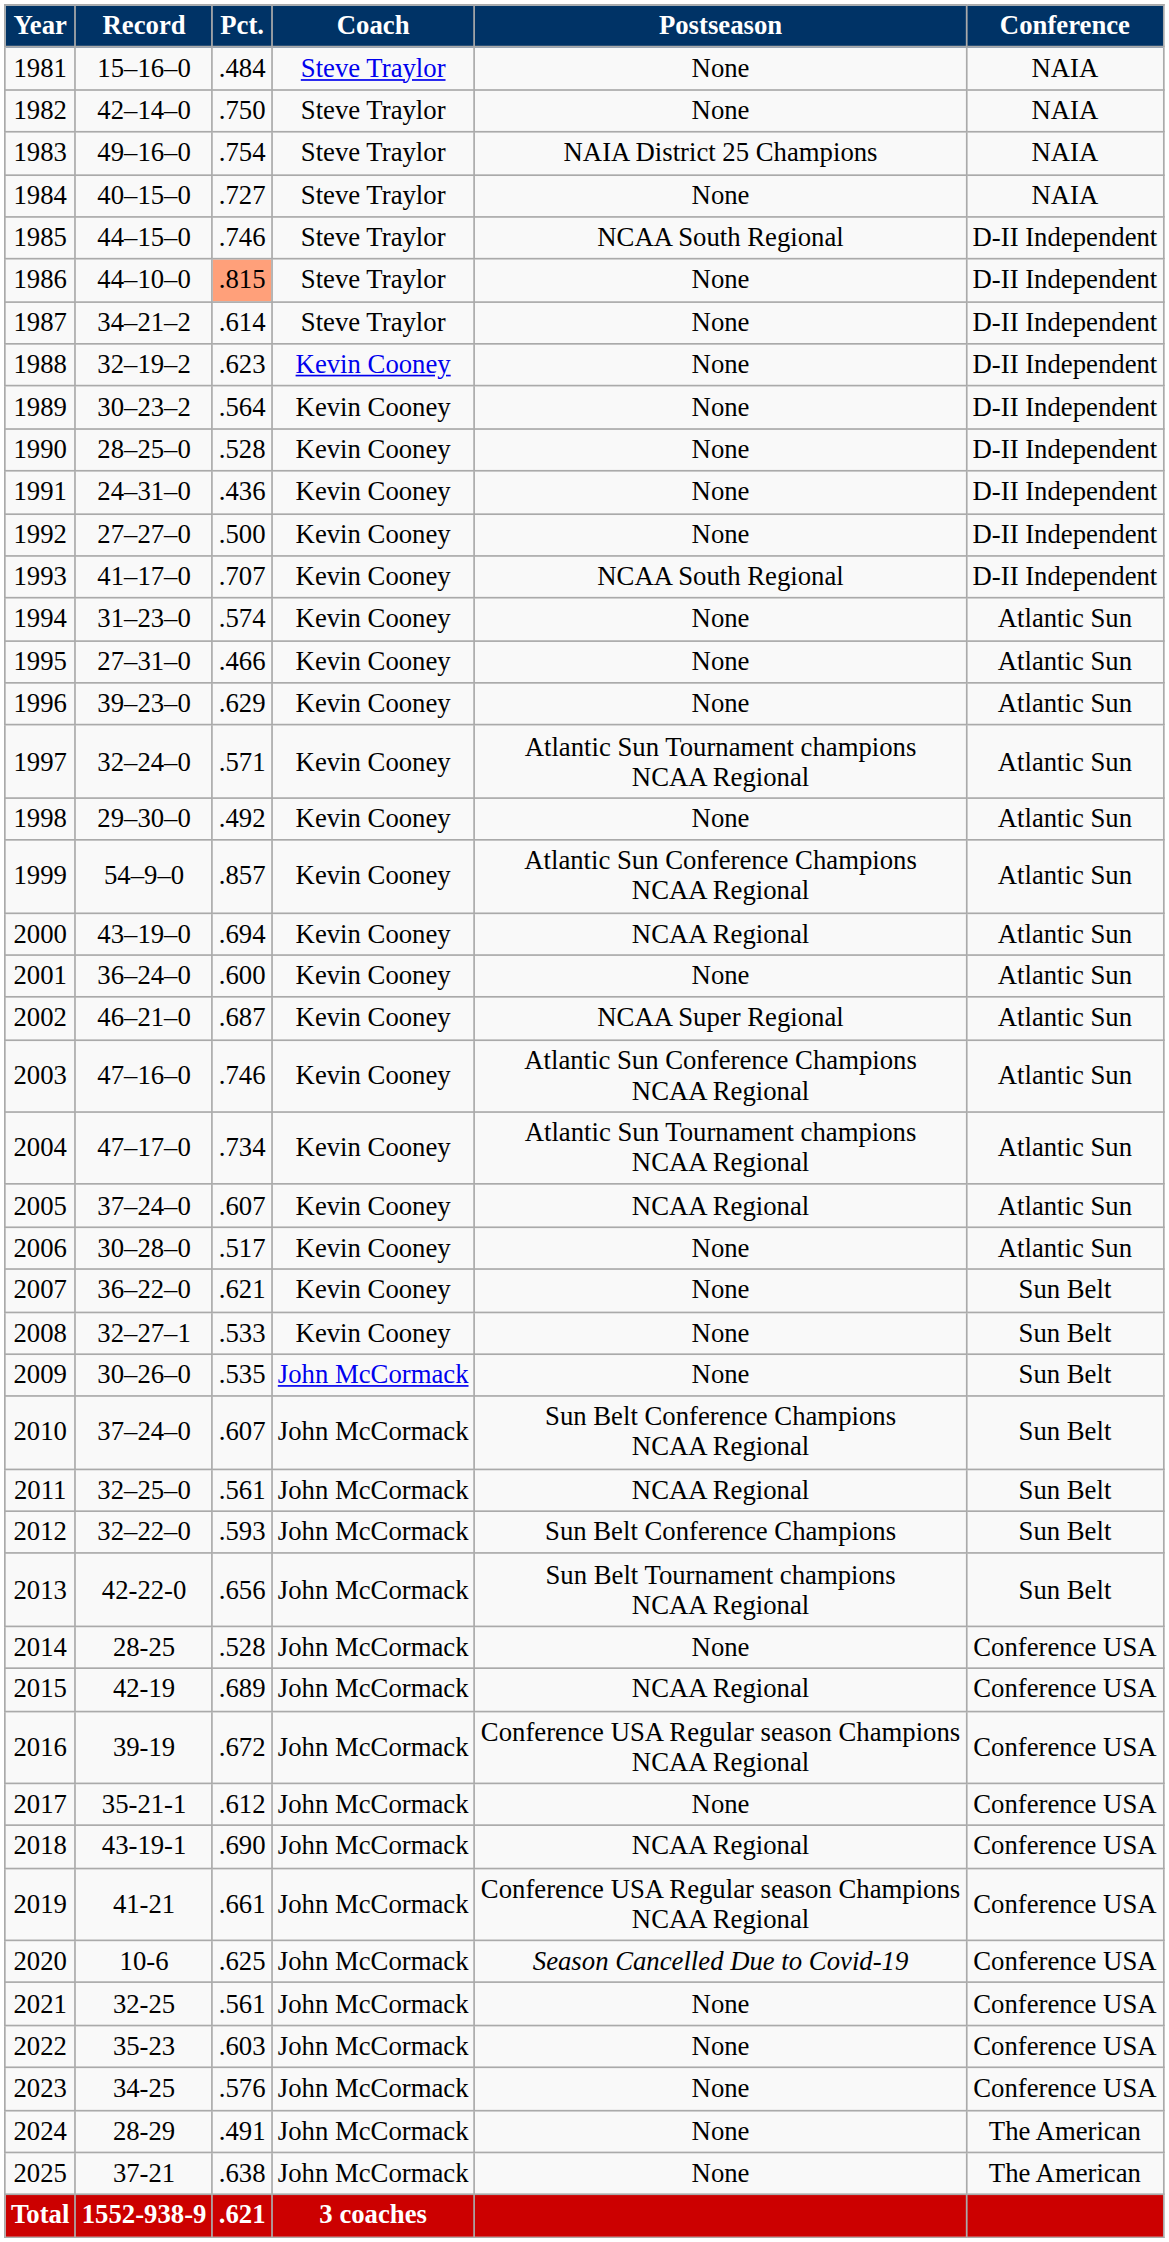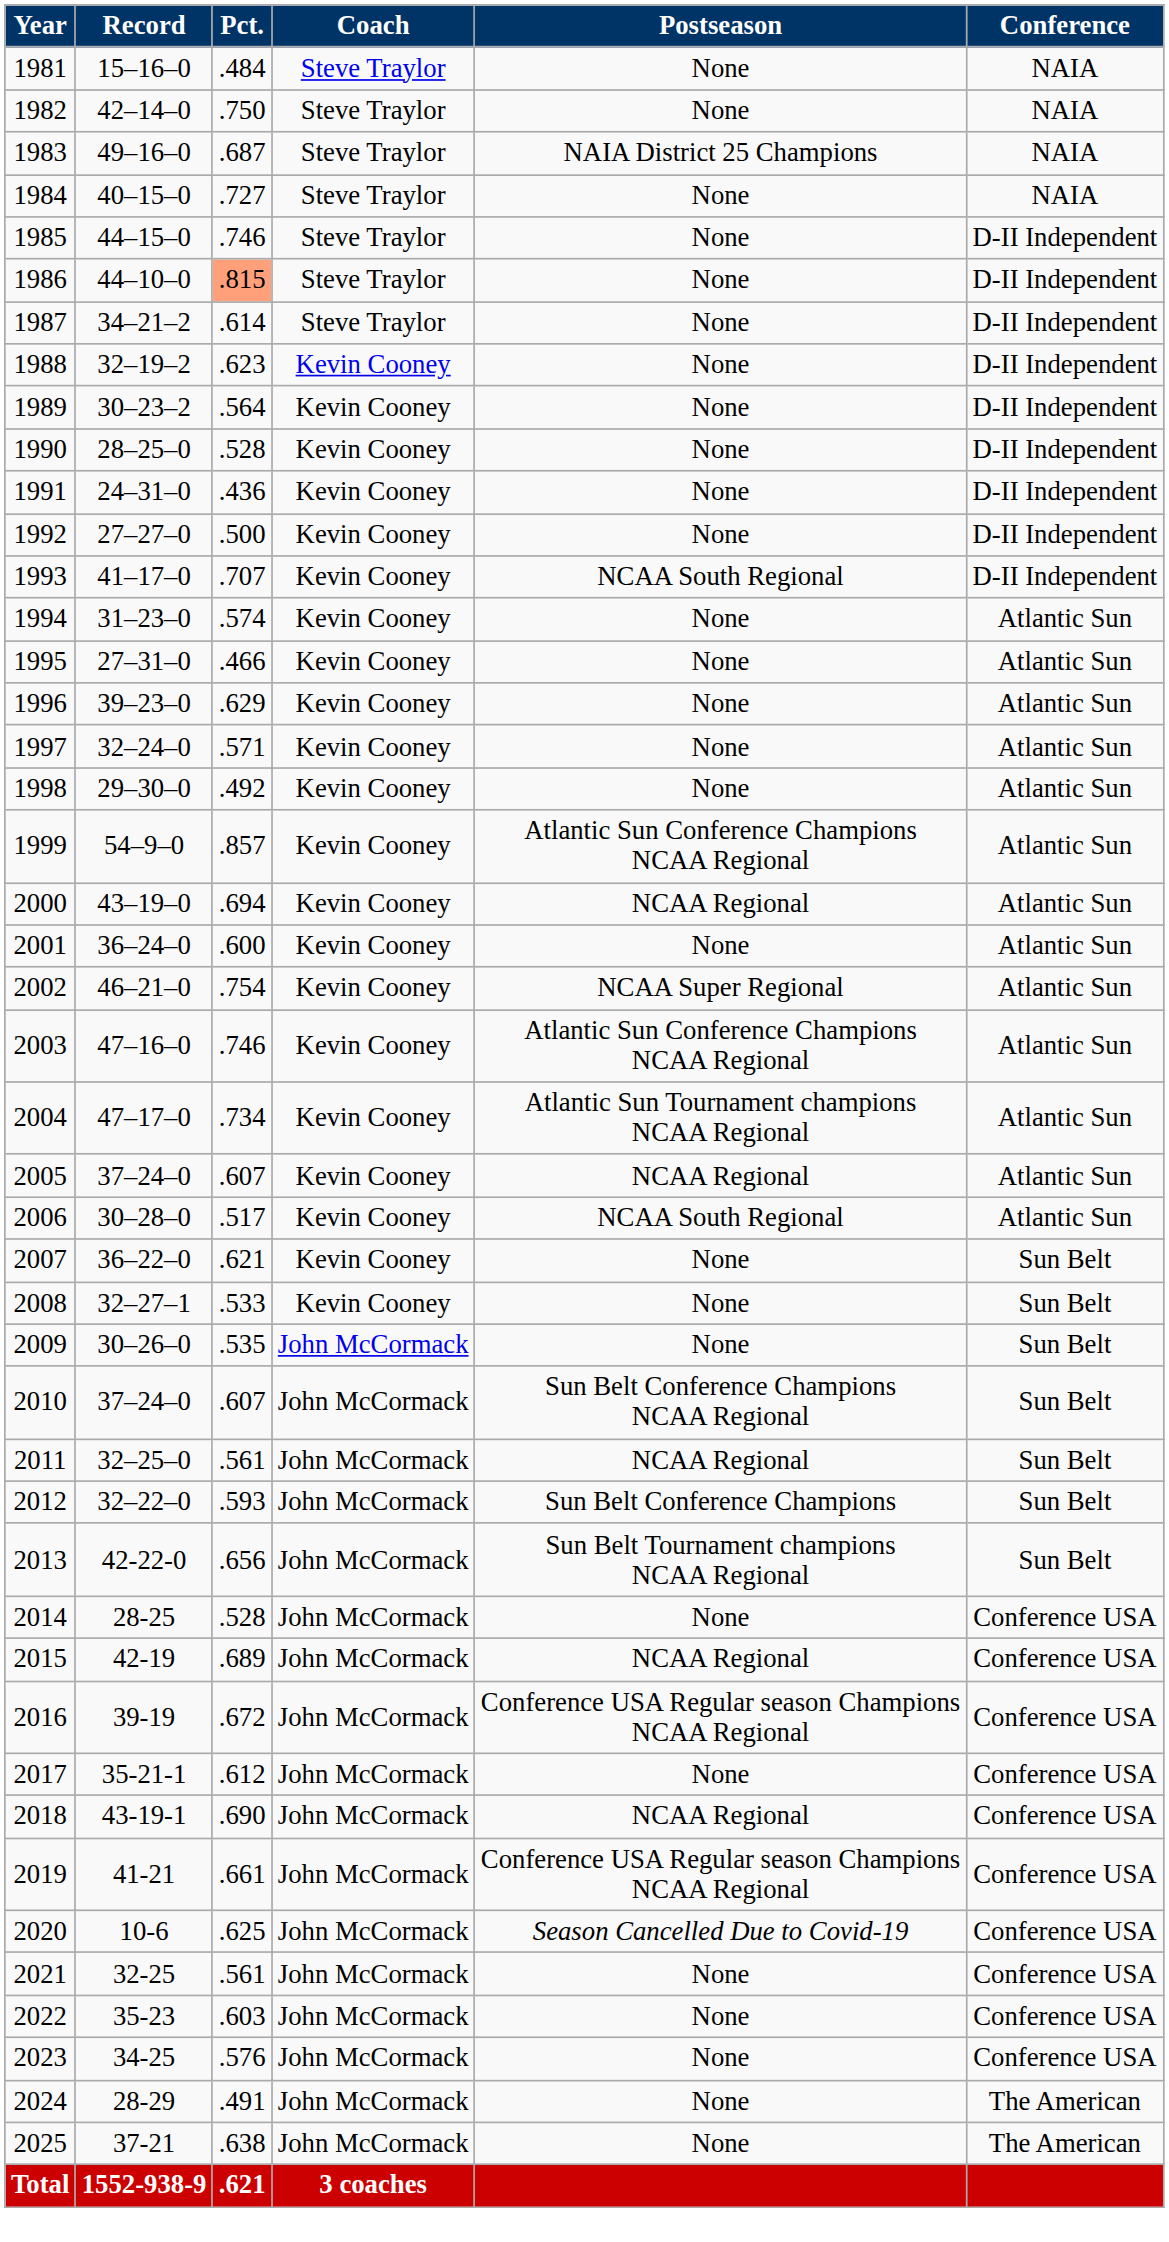(242, 152) .754 -> (242, 152) .687
(721, 237) NCAA South Regional -> (721, 237) None
(721, 761) Atlantic Sun Tournament champions NCAA Regional -> (721, 746) None
(242, 1018) .687 -> (242, 988) .754
(721, 1247) None -> (721, 1217) NCAA South Regional
